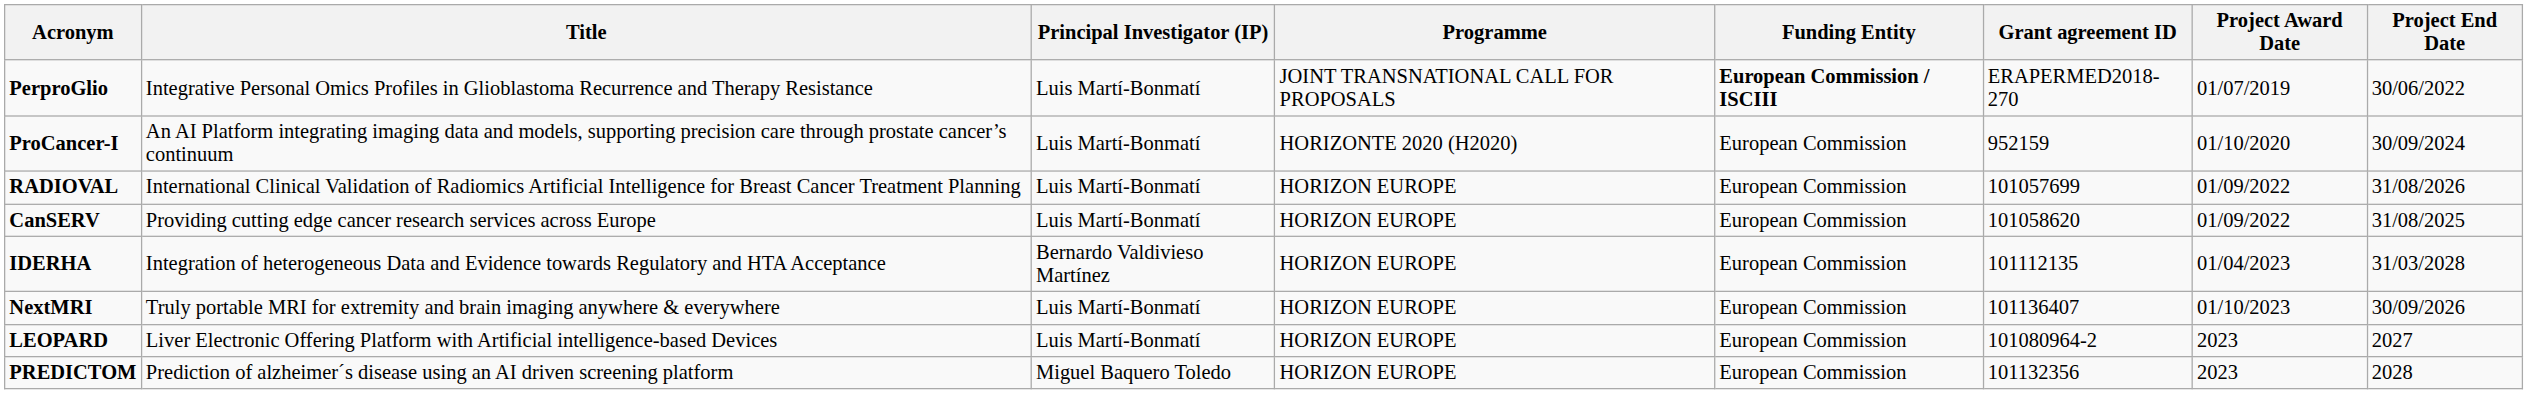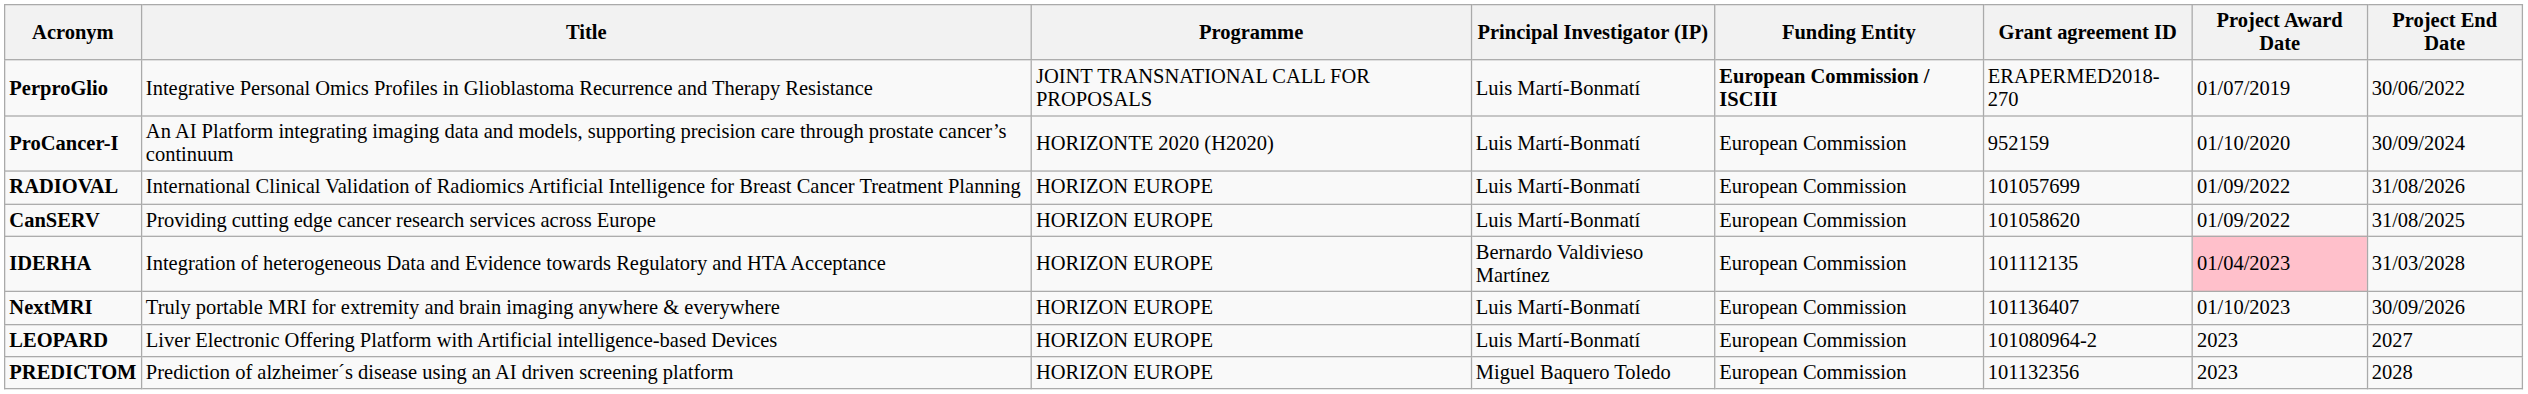columns swapped: (1153, 32) <-> (1495, 32)
(2244, 263) no background -> (2244, 263) pink background
